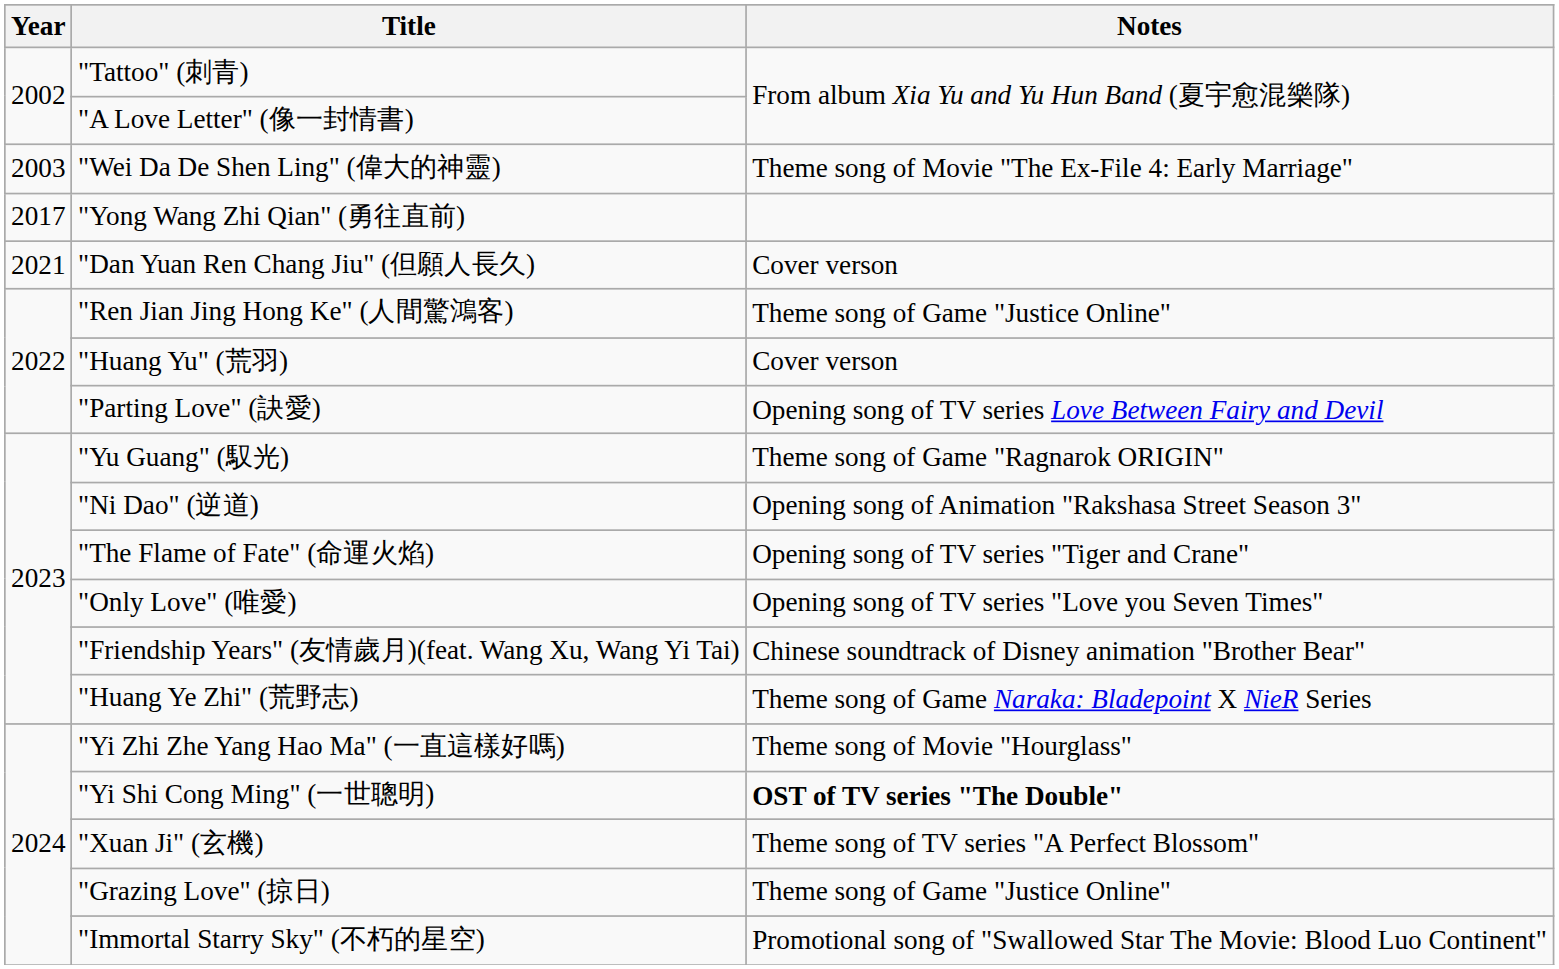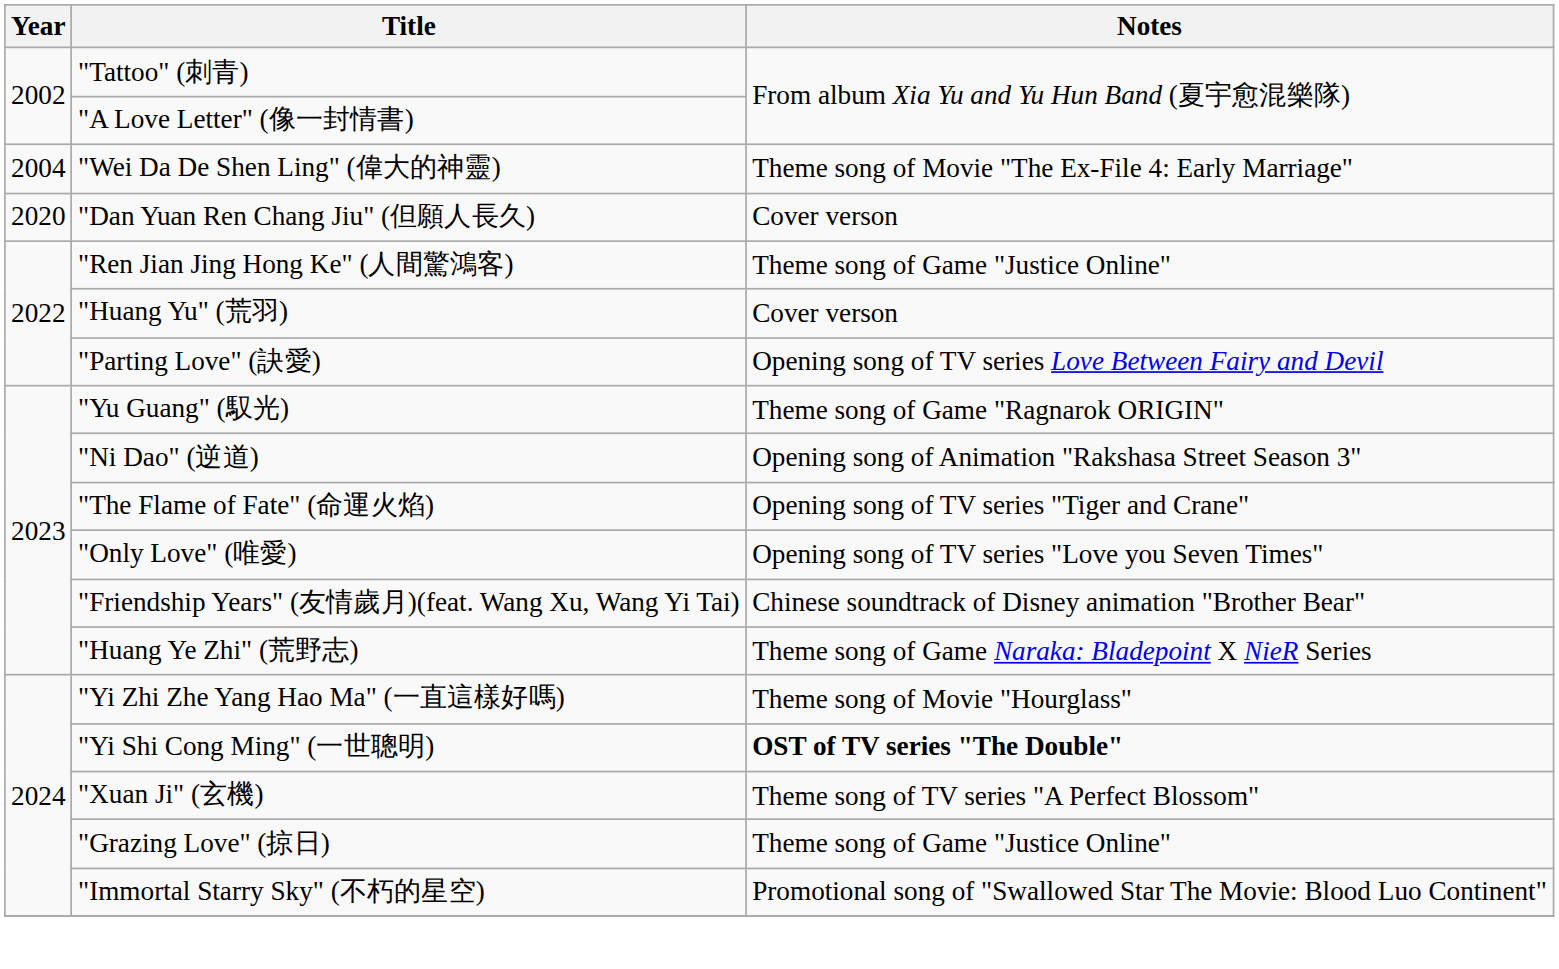(38, 168) 2003 -> (38, 168) 2004
- row: (272, 215)
(38, 264) 2021 -> (38, 216) 2020
